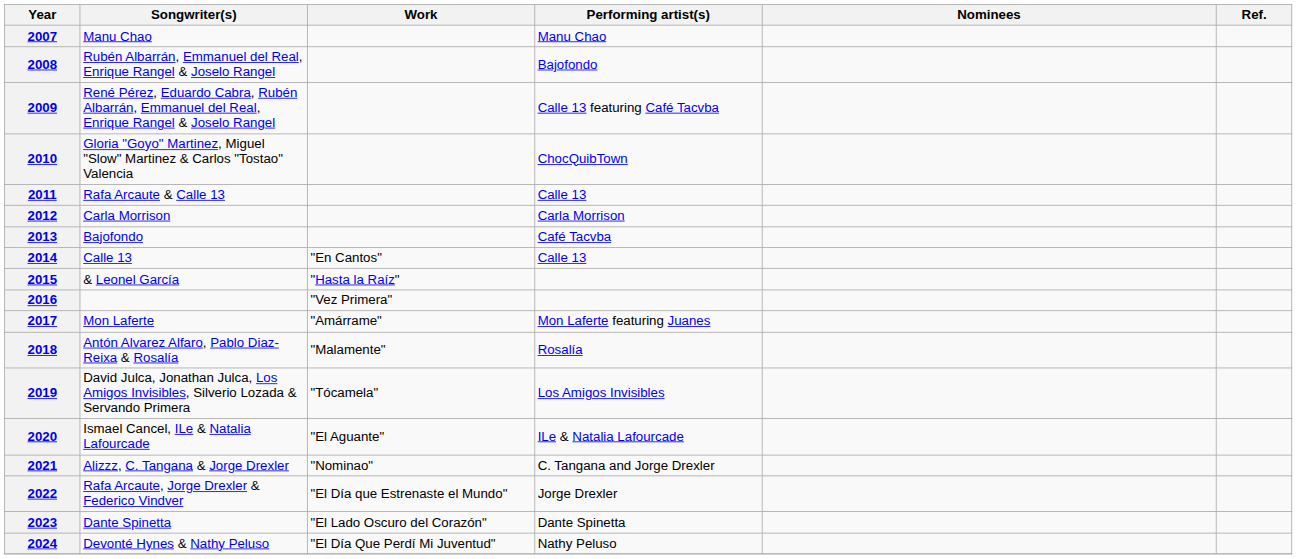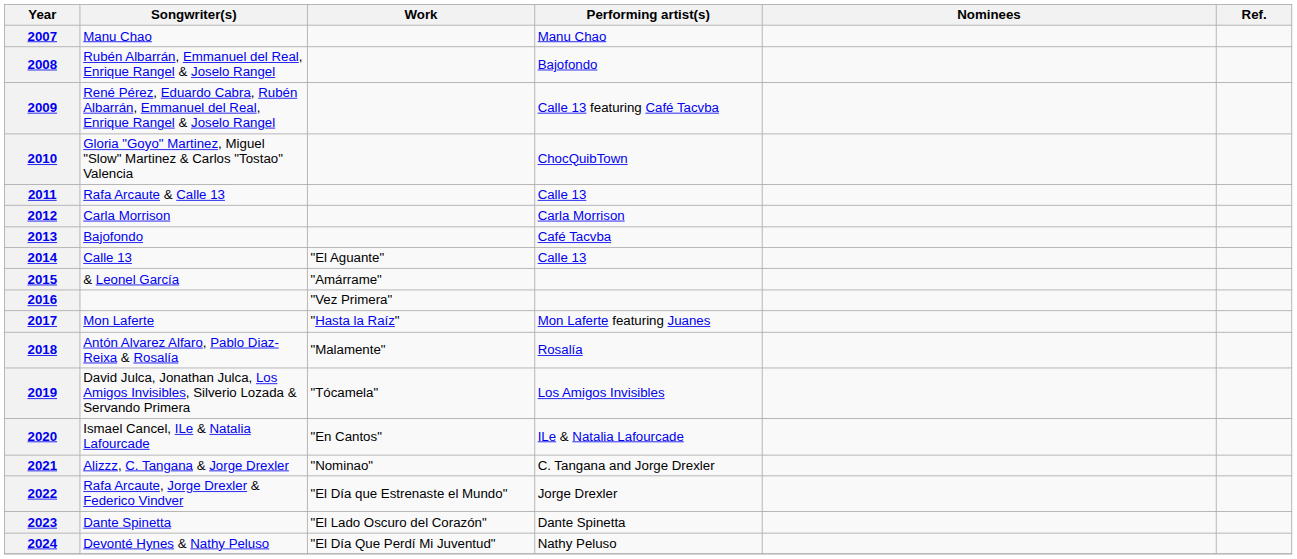(346, 258) "En Cantos" -> (347, 258) "El Aguante"
(355, 279) "Hasta la Raíz" -> (346, 279) "Amárrame"
(346, 321) "Amárrame" -> (355, 321) "Hasta la Raíz"
(347, 436) "El Aguante" -> (346, 436) "En Cantos"
